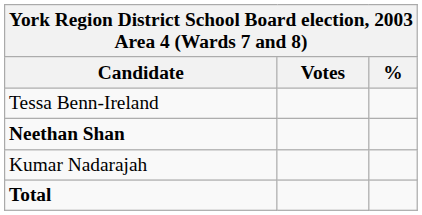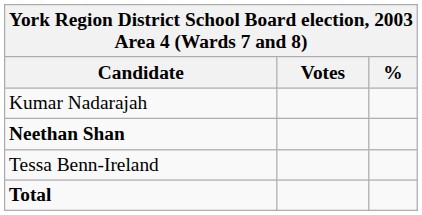rows swapped: (84, 103) <-> (78, 164)
